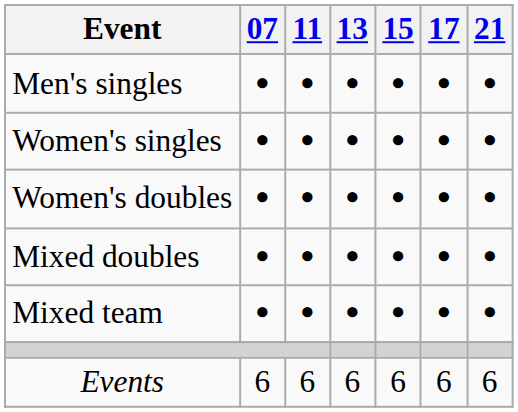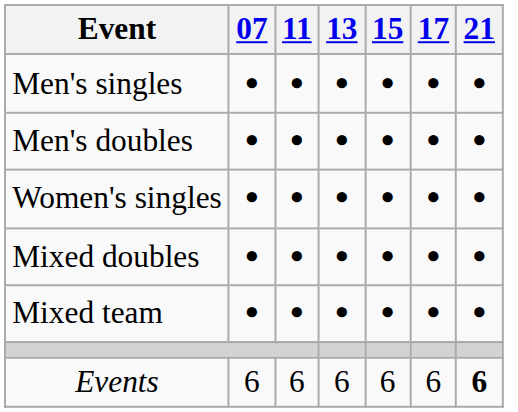+ row: (103, 140)
- row: (122, 198)
(490, 381) normal -> (479, 381) bold
